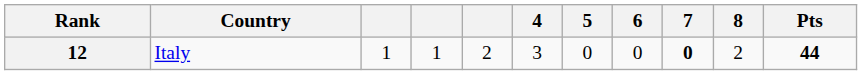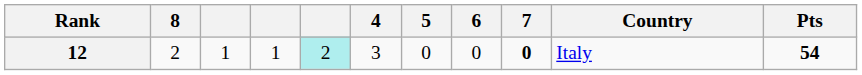columns swapped: (256, 20) <-> (738, 20)
(487, 52) no background -> (326, 52) paleturquoise background
(810, 52) 44 -> (810, 52) 54
